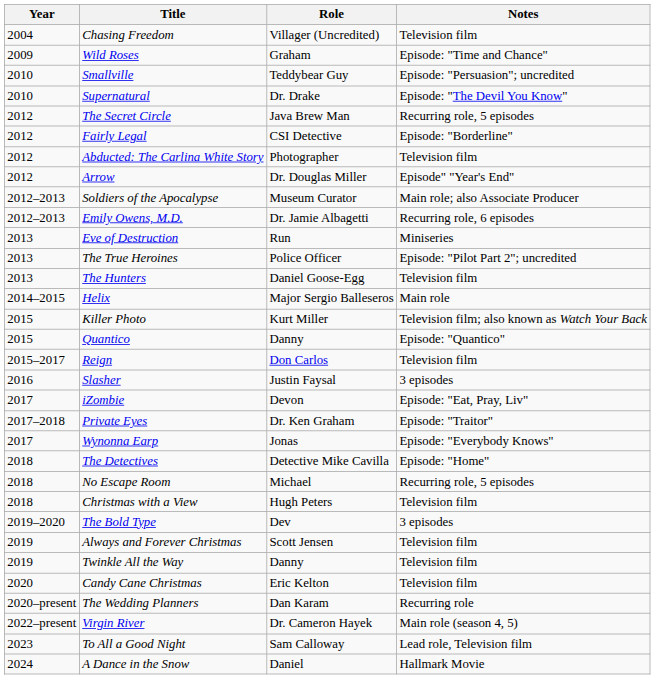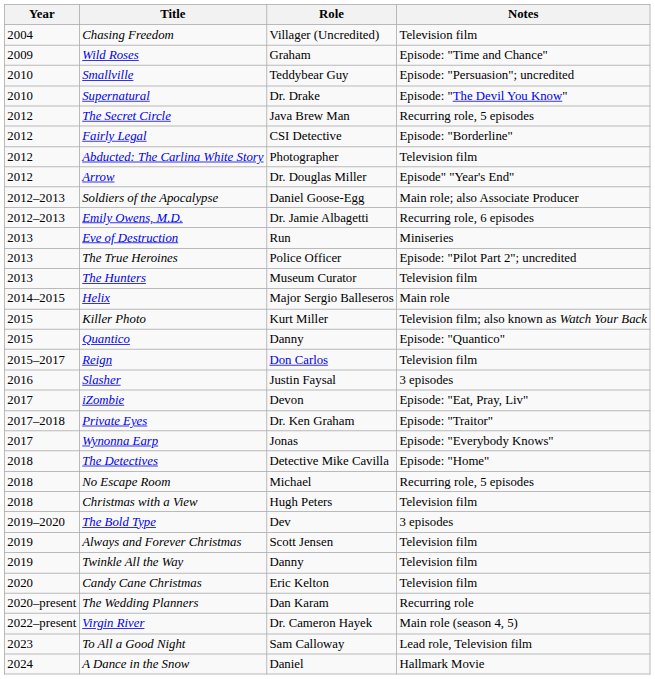(313, 197) Museum Curator -> (317, 197) Daniel Goose-Egg
(317, 278) Daniel Goose-Egg -> (313, 278) Museum Curator
